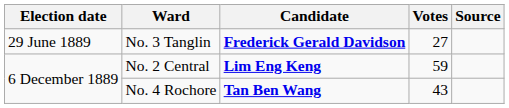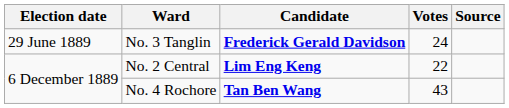(440, 41) 27 -> (440, 41) 24
(440, 66) 59 -> (440, 66) 22
